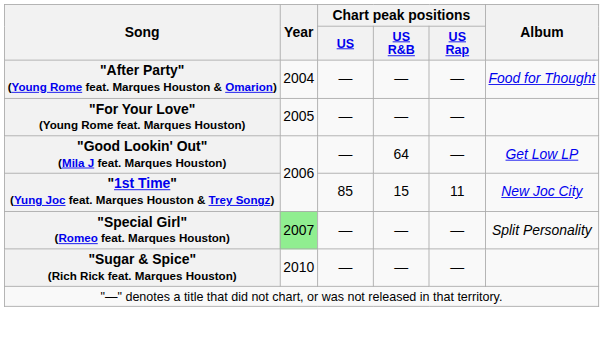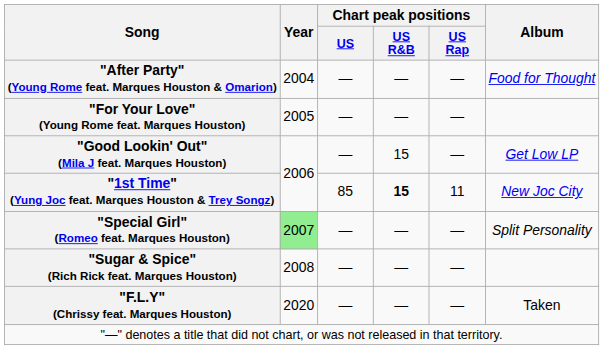(401, 154) 64 -> (401, 154) 15
(401, 192) normal -> (401, 192) bold
(299, 267) 2010 -> (299, 267) 2008
+ row: (142, 305)
